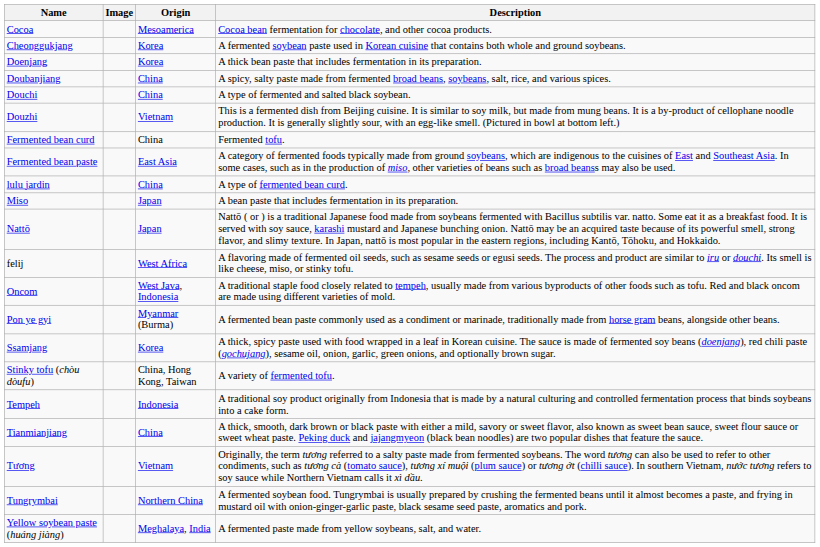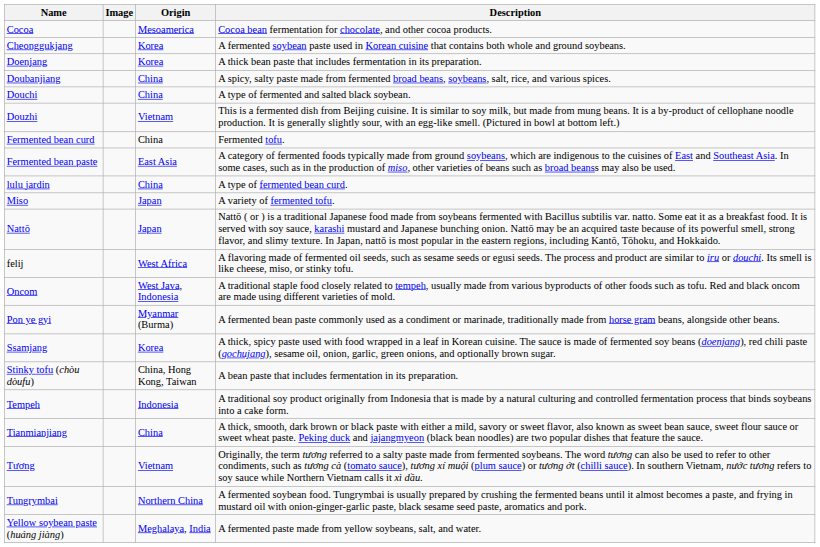(338, 201) A bean paste that includes fermentation in its preparation. -> (276, 201) A variety of fermented tofu.
(276, 376) A variety of fermented tofu. -> (338, 376) A bean paste that includes fermentation in its preparation.
